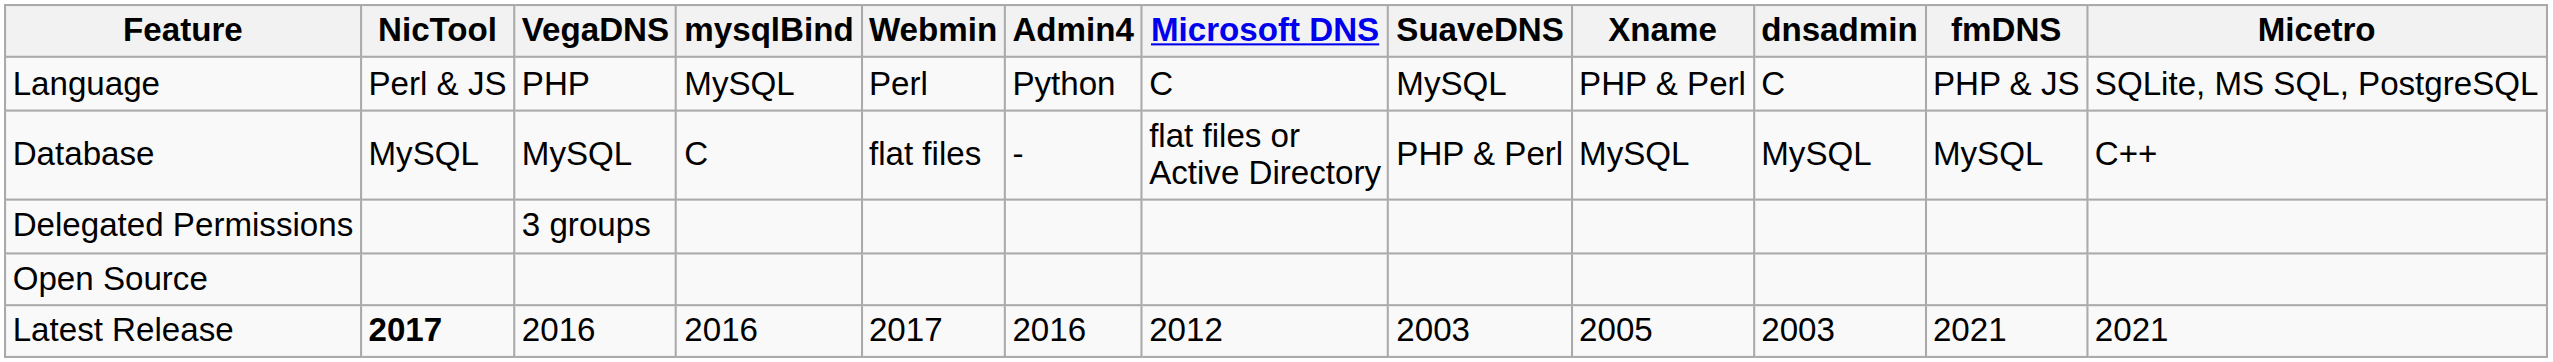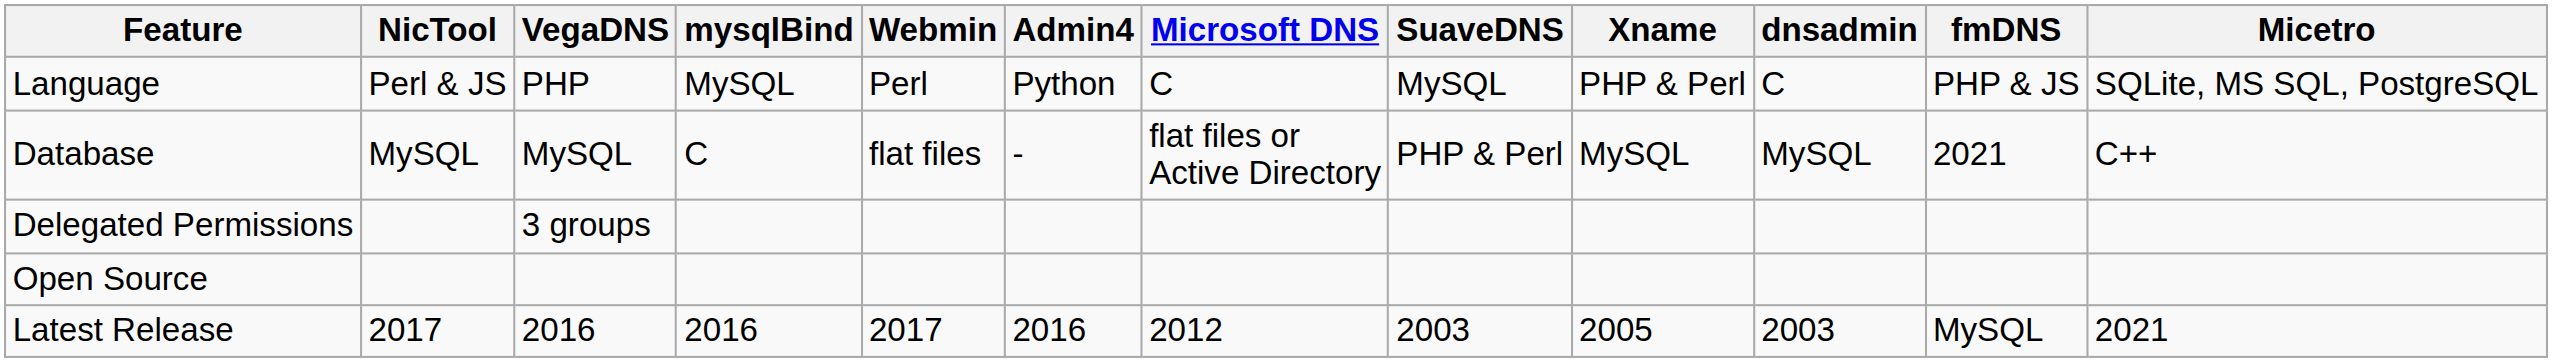(1988, 154) MySQL -> (1970, 154) 2021
(405, 330) bold -> (405, 330) normal
(1970, 330) 2021 -> (1988, 330) MySQL
